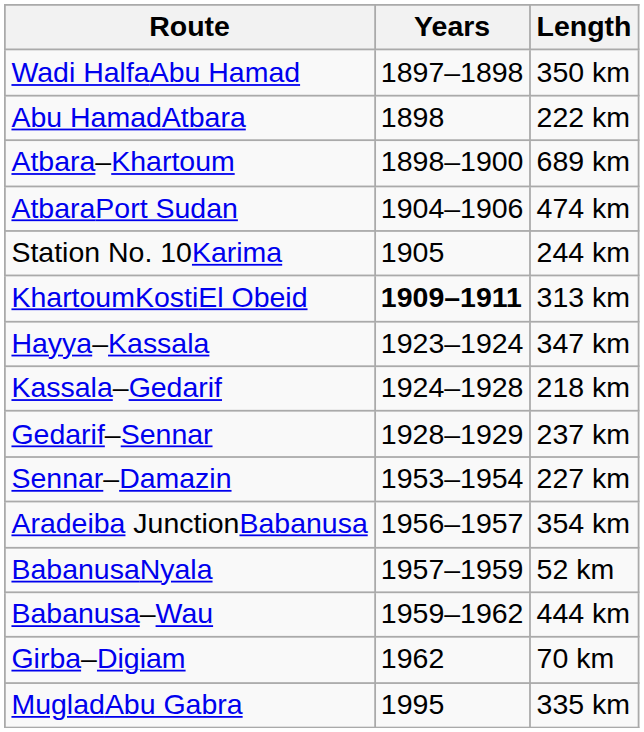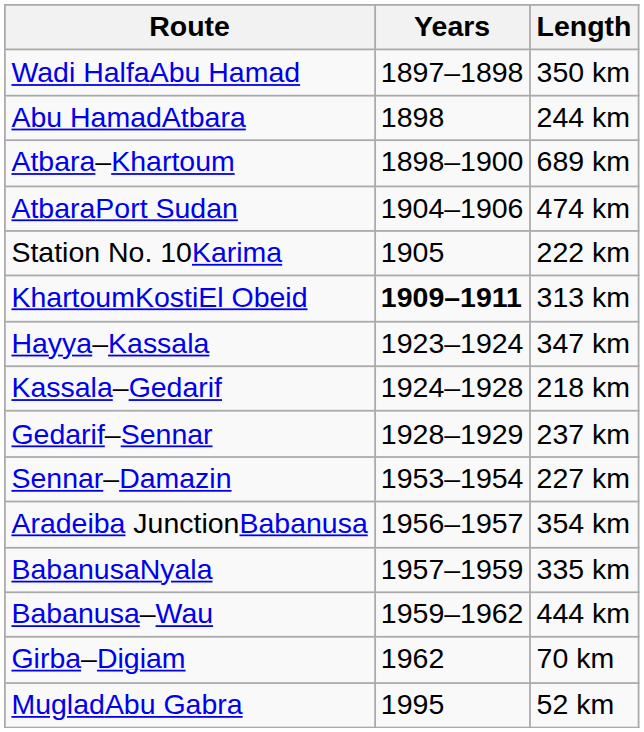(583, 117) 222 km -> (583, 117) 244 km
(583, 252) 244 km -> (583, 252) 222 km
(575, 569) 52 km -> (583, 569) 335 km
(583, 704) 335 km -> (575, 704) 52 km
